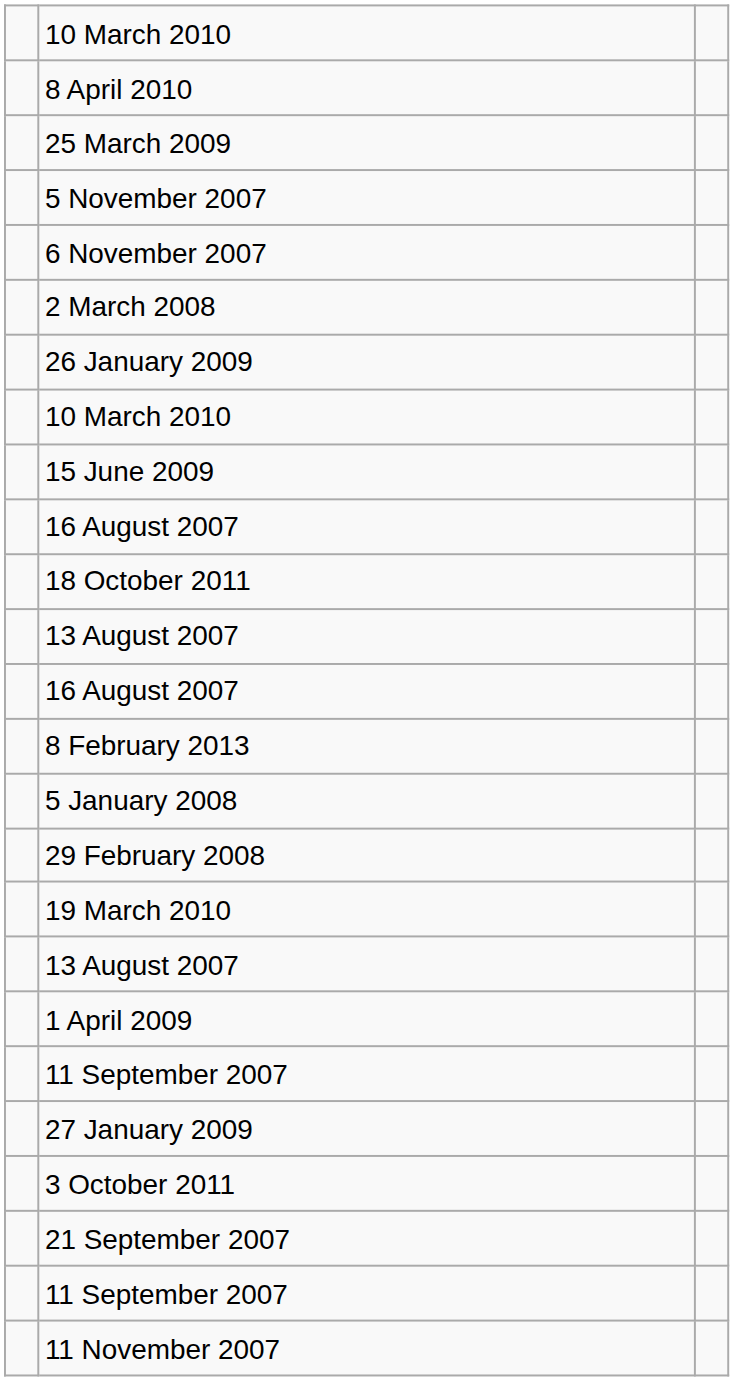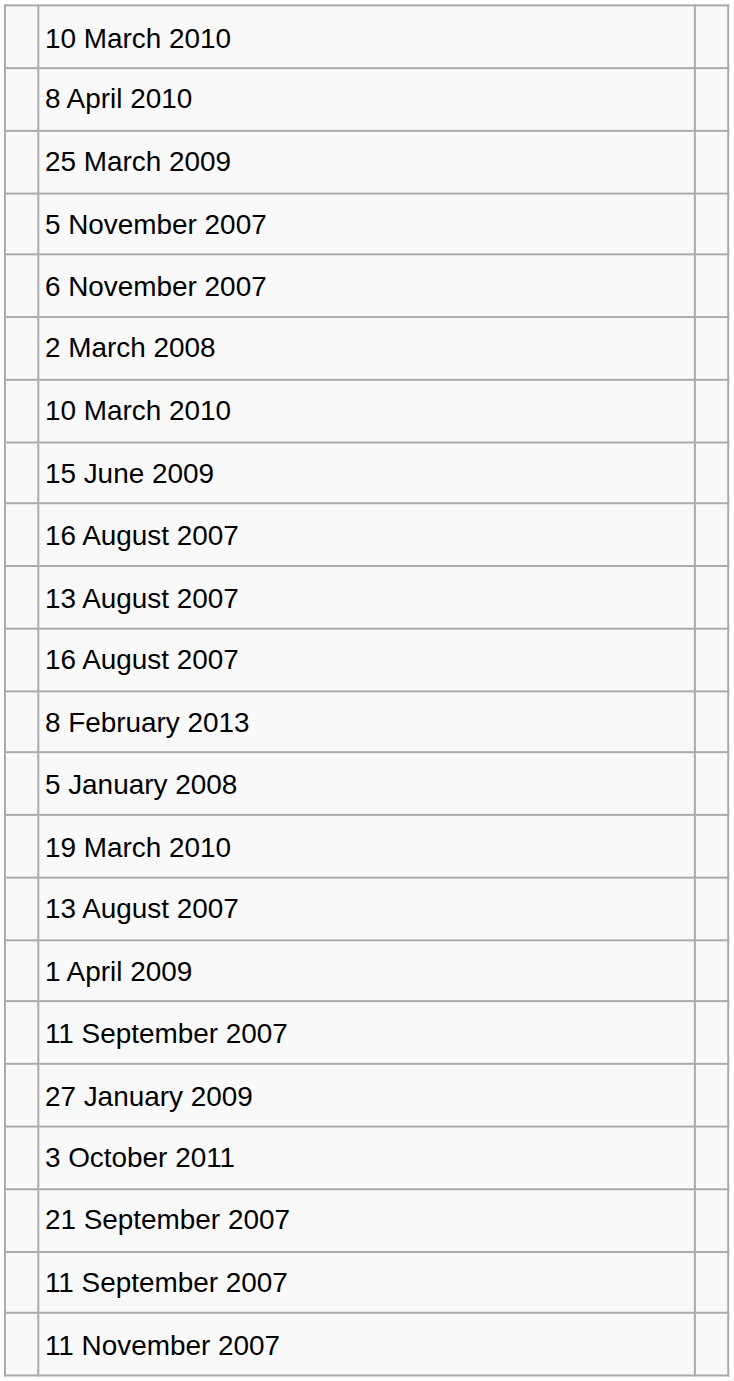- row: (22, 362)
- row: (22, 581)
- row: (22, 855)
